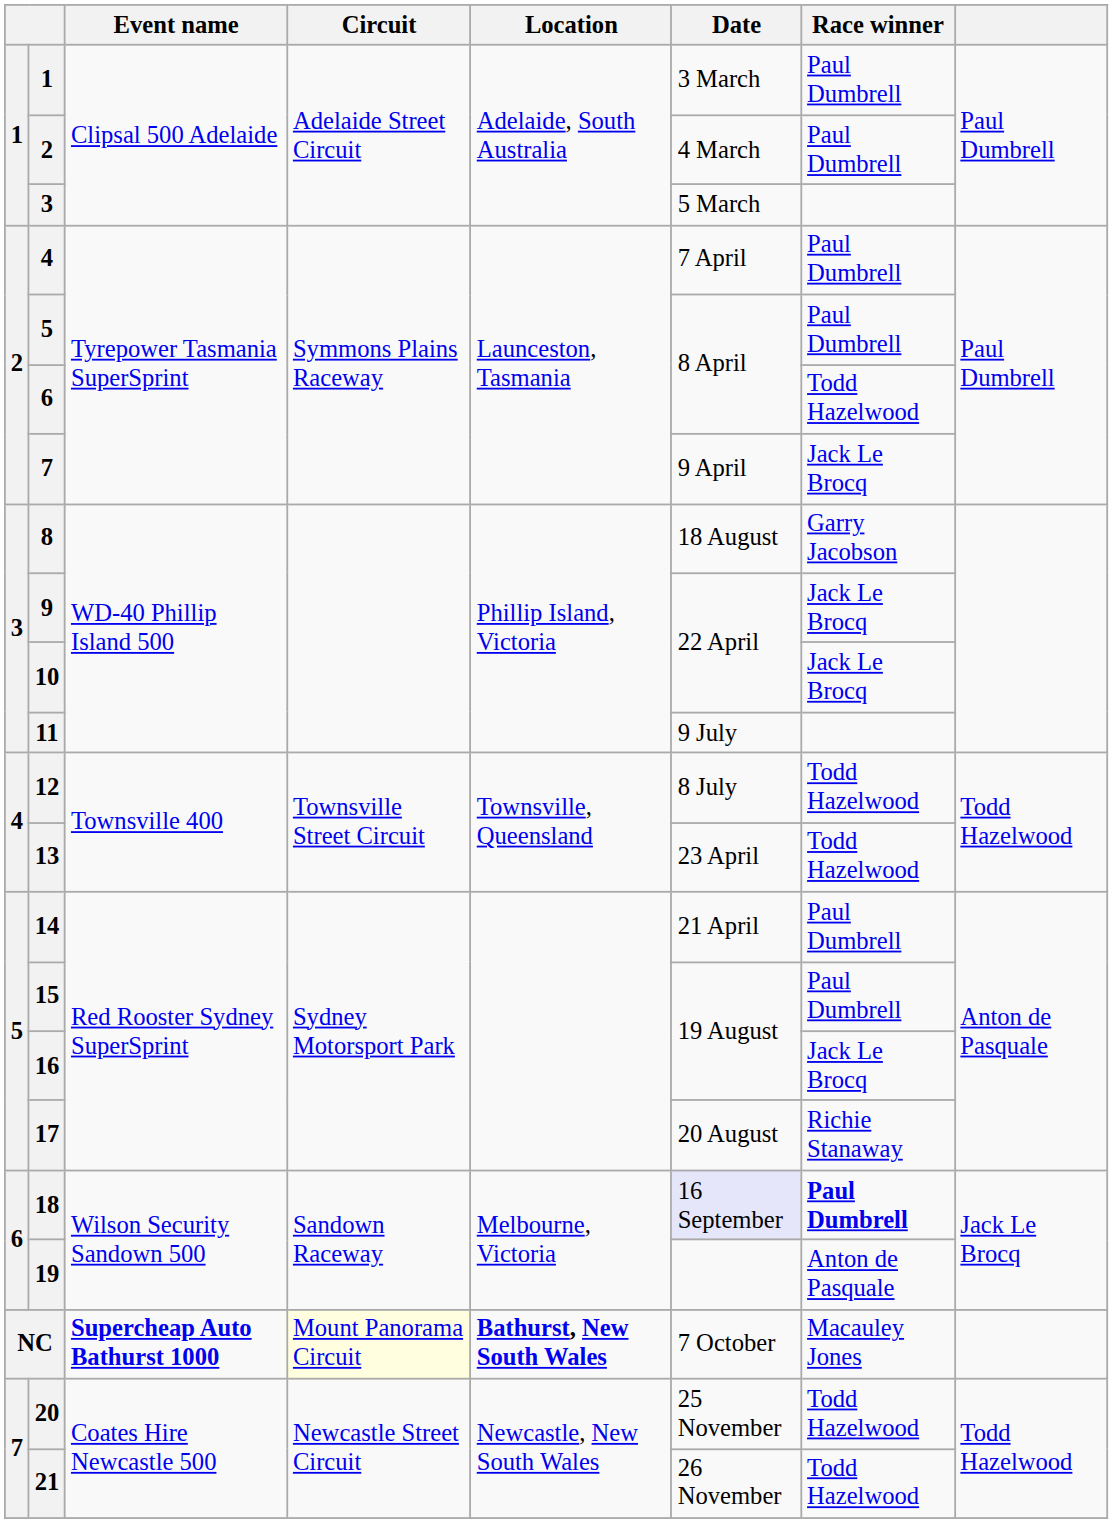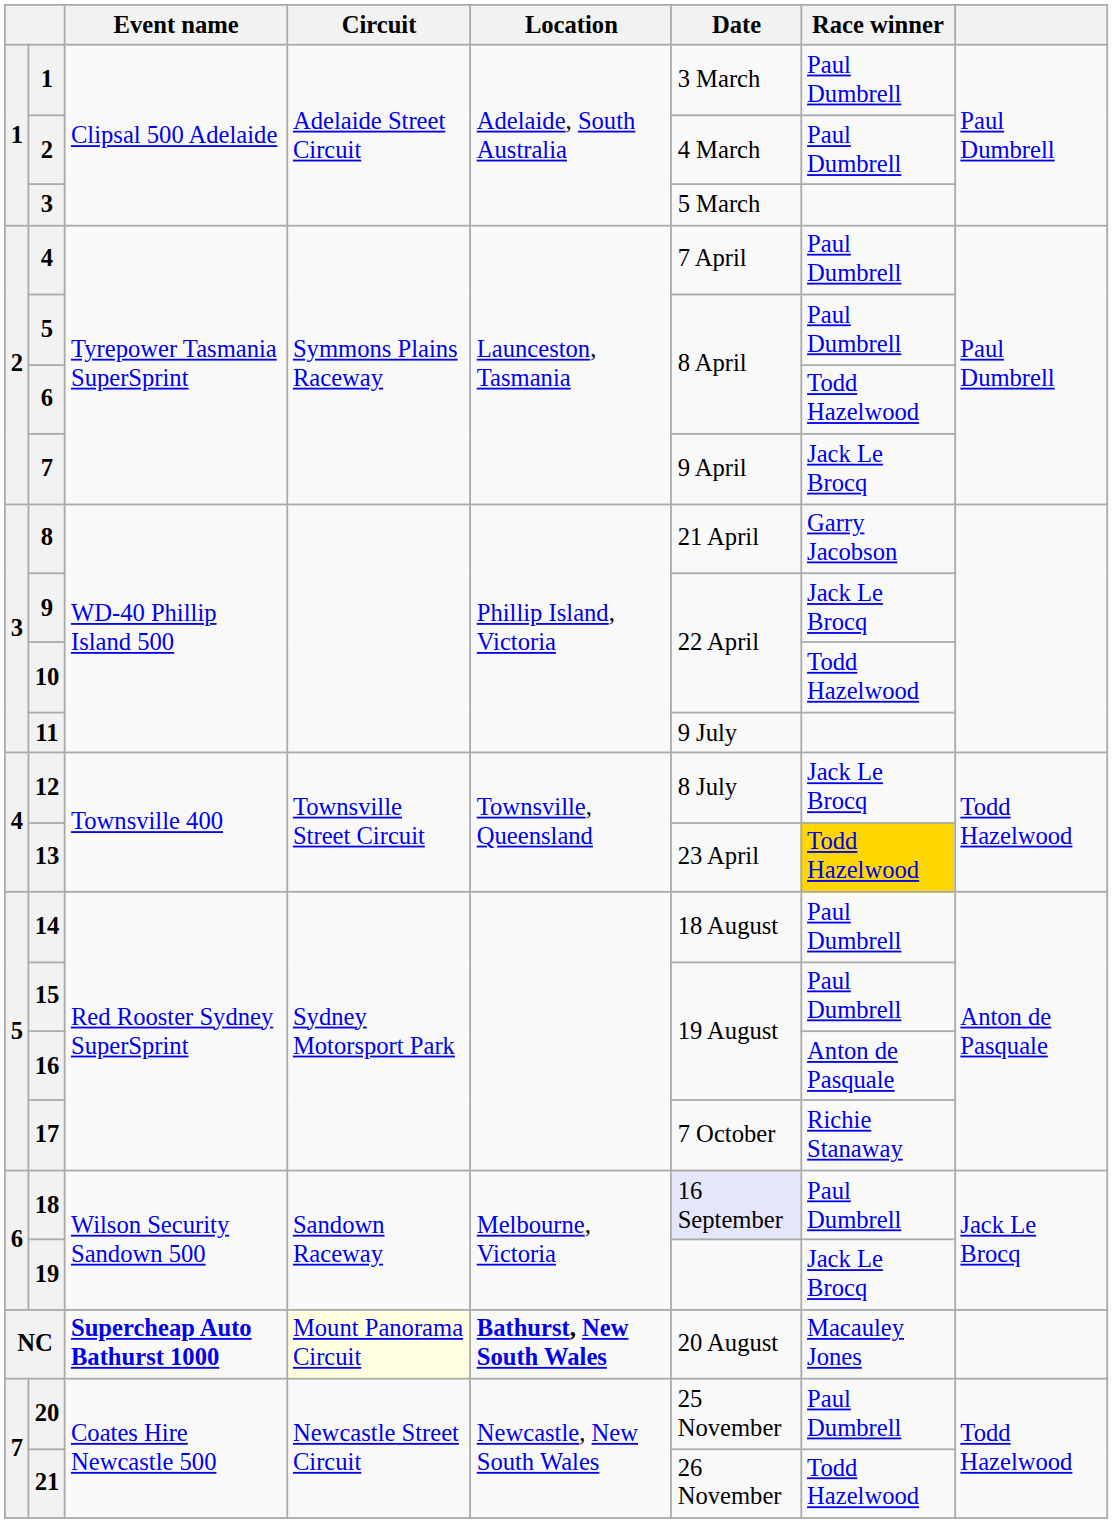(728, 537) 18 August -> (718, 537) 21 April
(845, 676) Jack Le Brocq -> (863, 676) Todd Hazelwood
(863, 786) Todd Hazelwood -> (845, 786) Jack Le Brocq
(863, 856) no background -> (863, 856) gold background
(718, 926) 21 April -> (728, 926) 18 August
(845, 1065) Jack Le Brocq -> (853, 1065) Anton de Pasquale
(728, 1134) 20 August -> (727, 1134) 7 October
(857, 1204) bold -> (854, 1204) normal
(853, 1273) Anton de Pasquale -> (845, 1273) Jack Le Brocq
(727, 1343) 7 October -> (728, 1343) 20 August
(863, 1413) Todd Hazelwood -> (854, 1413) Paul Dumbrell
